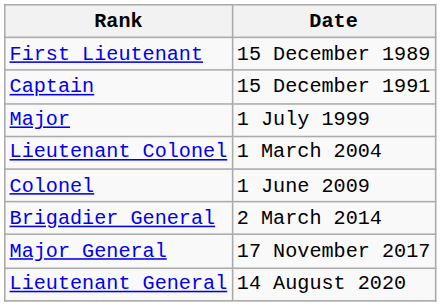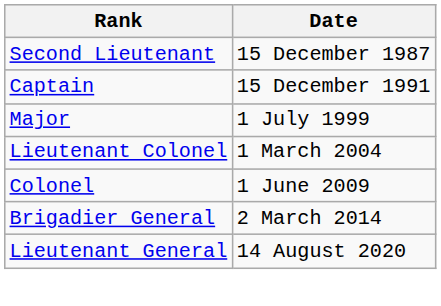+ row: (112, 54)
- row: (106, 54)
- row: (88, 251)
